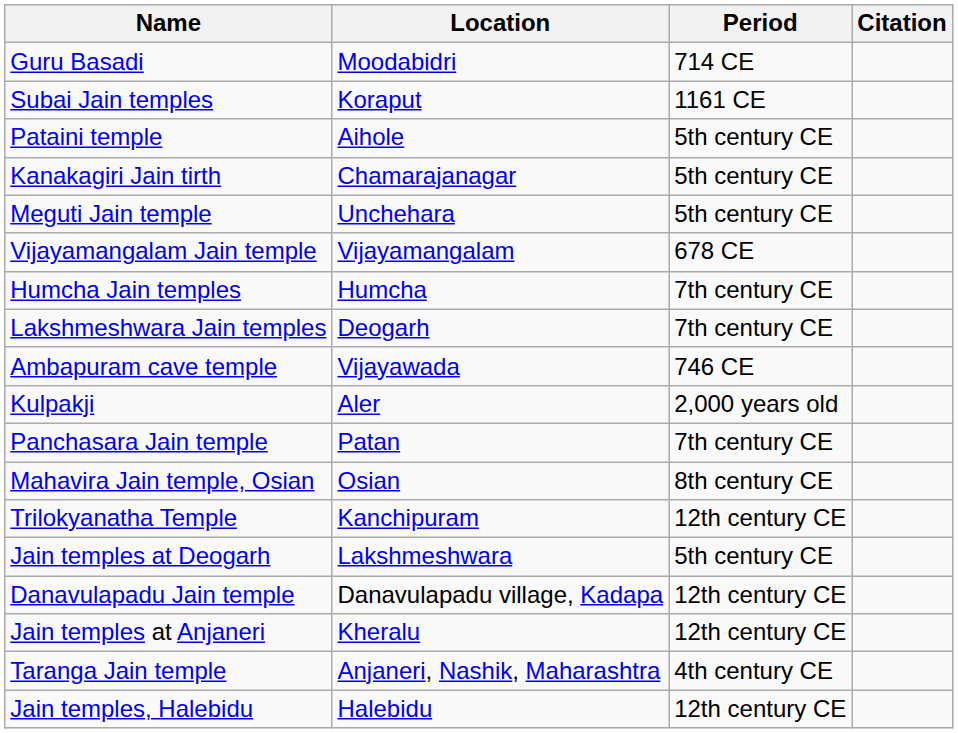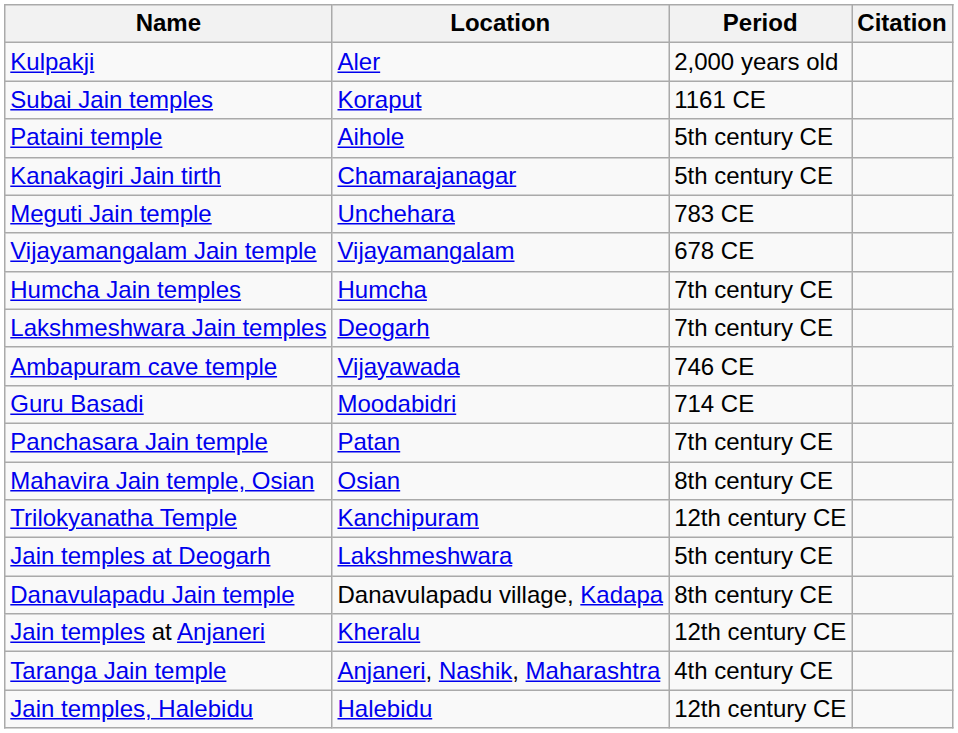rows swapped: (52, 404) <-> (77, 61)
(754, 213) 5th century CE -> (714, 213) 783 CE
(760, 594) 12th century CE -> (754, 594) 8th century CE
